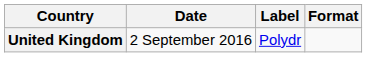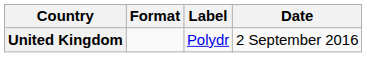columns swapped: (191, 16) <-> (333, 16)
